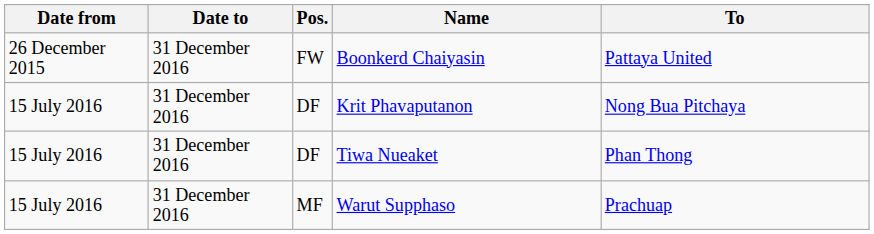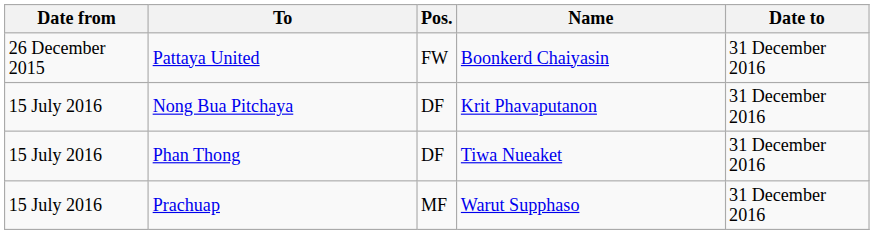columns swapped: (220, 18) <-> (735, 18)
